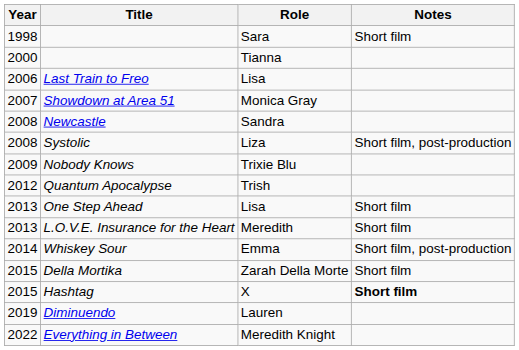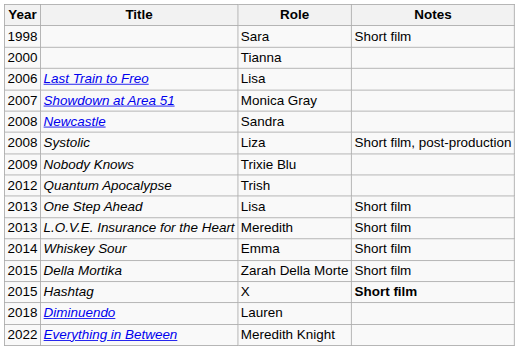(433, 249) Short film, post-production -> (383, 249) Short film
(22, 313) 2019 -> (22, 313) 2018
